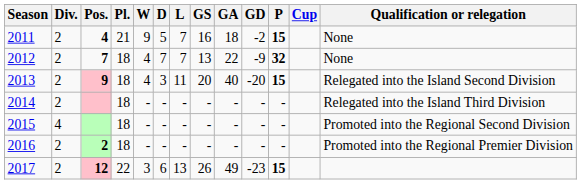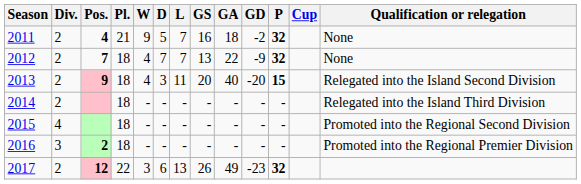(279, 37) 15 -> (279, 37) 32
(58, 146) 2 -> (58, 146) 3
(279, 168) 15 -> (279, 168) 32
